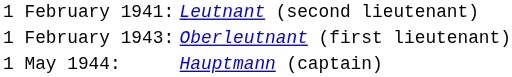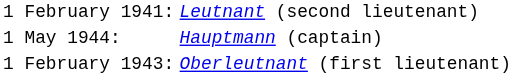rows swapped: (89, 38) <-> (62, 64)
